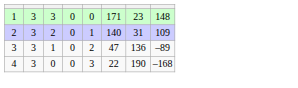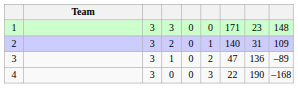+ column: (83, 12)
